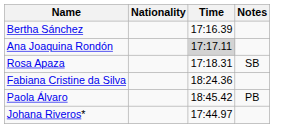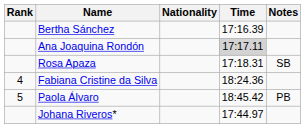+ column: (20, 13)
